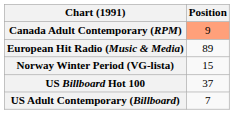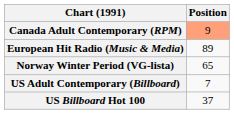(208, 65) 15 -> (208, 65) 65
rows swapped: (95, 83) <-> (95, 100)
